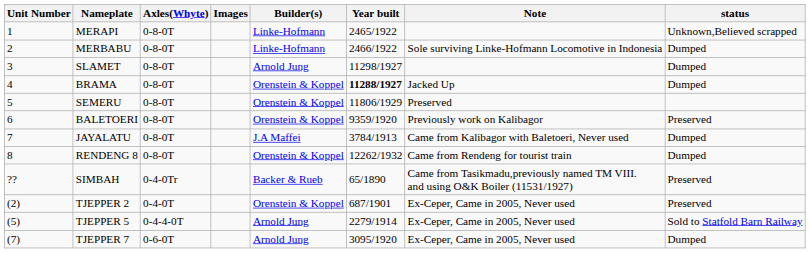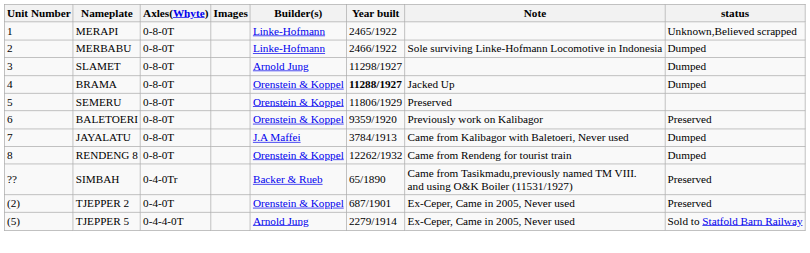- row: (102, 239)
